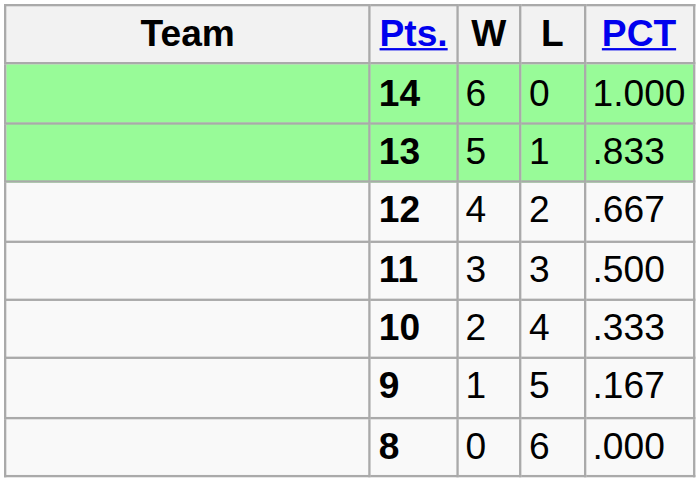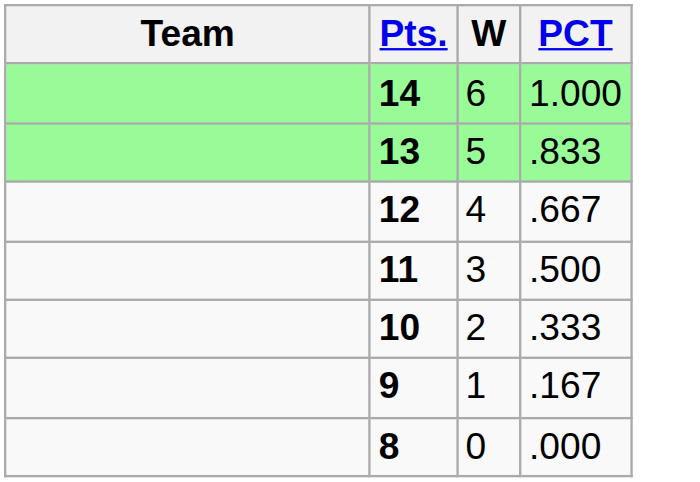- column: (552, 33)
